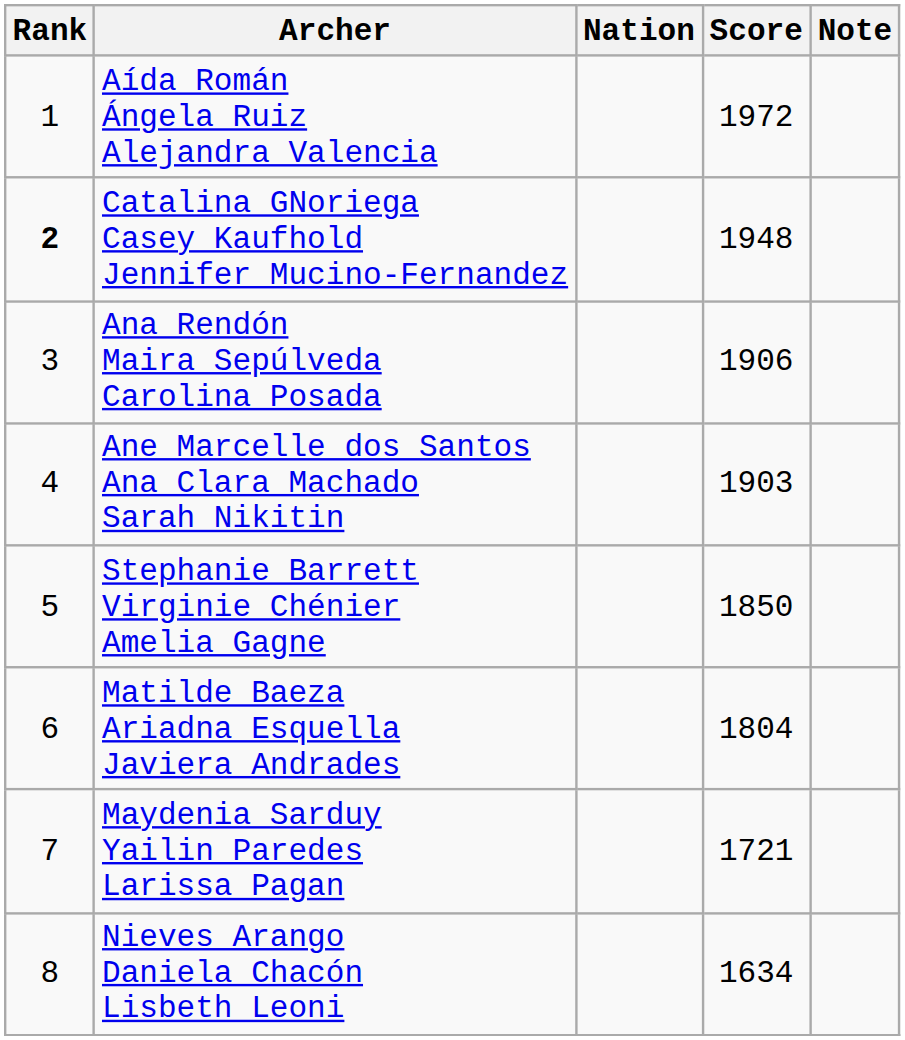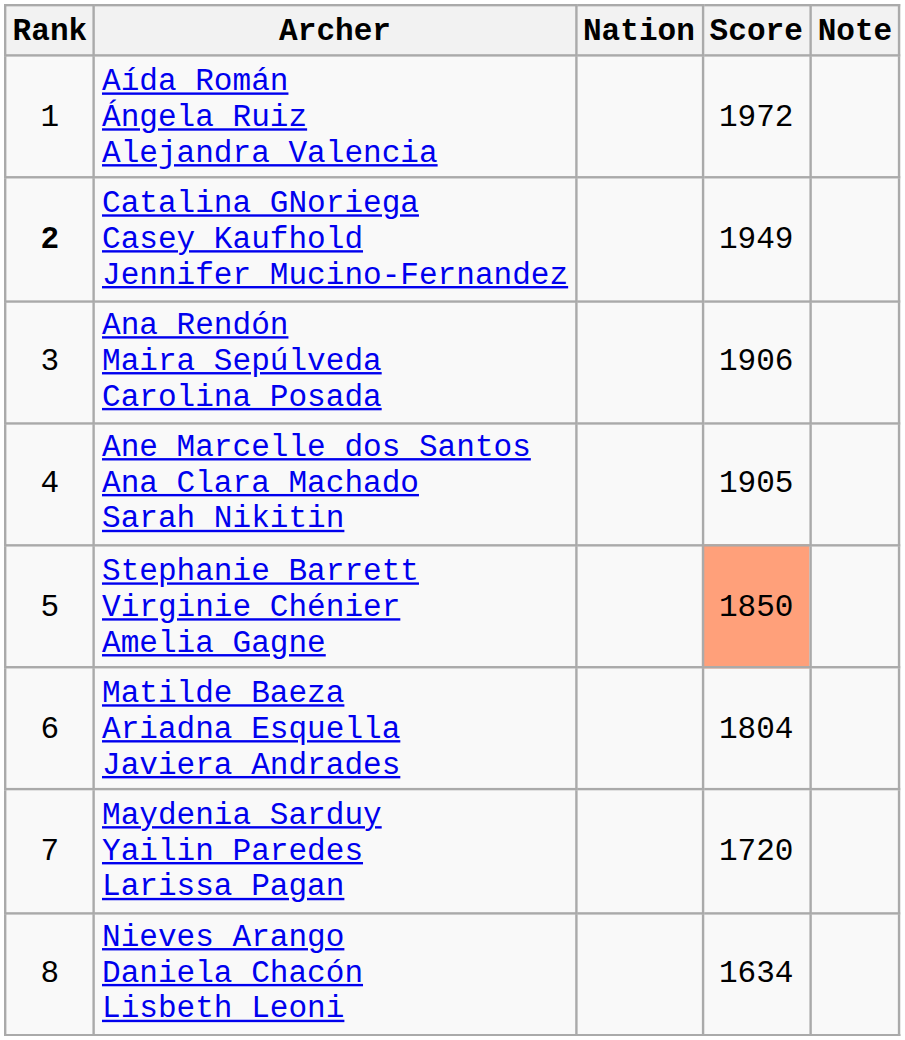(756, 239) 1948 -> (756, 239) 1949
(756, 484) 1903 -> (756, 484) 1905
(756, 606) no background -> (756, 606) lightsalmon background
(756, 851) 1721 -> (756, 851) 1720
